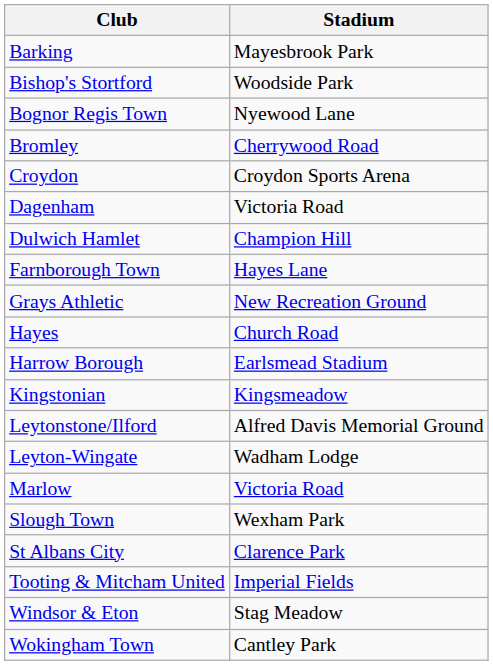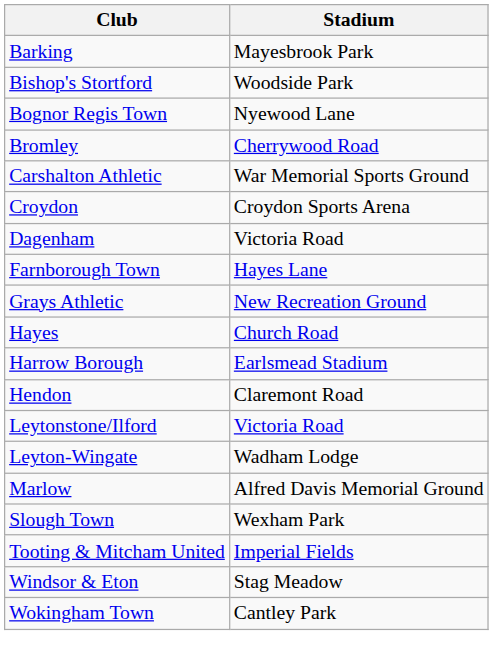+ row: (85, 176)
- row: (74, 238)
+ row: (40, 394)
- row: (57, 394)
(359, 425) Alfred Davis Memorial Ground -> (289, 425) Victoria Road
(289, 488) Victoria Road -> (359, 488) Alfred Davis Memorial Ground
- row: (67, 550)
